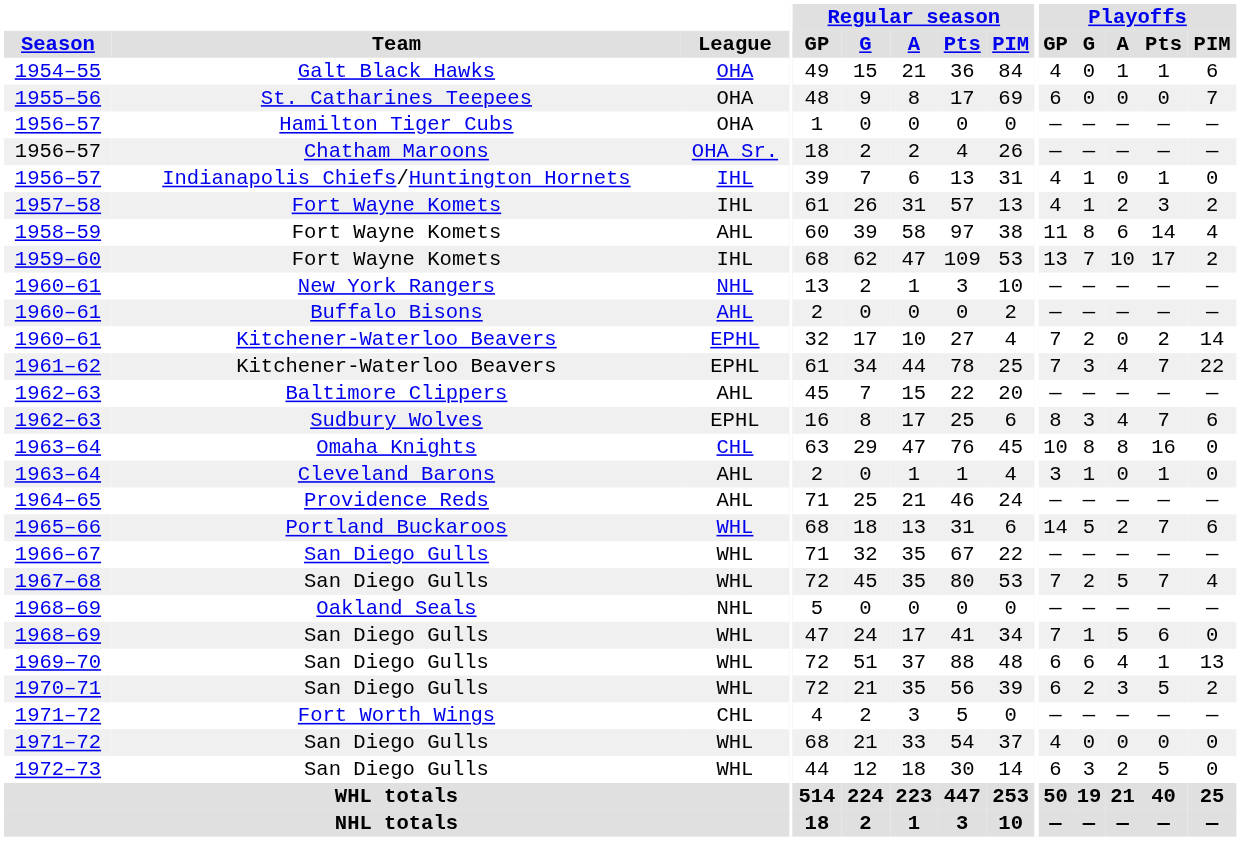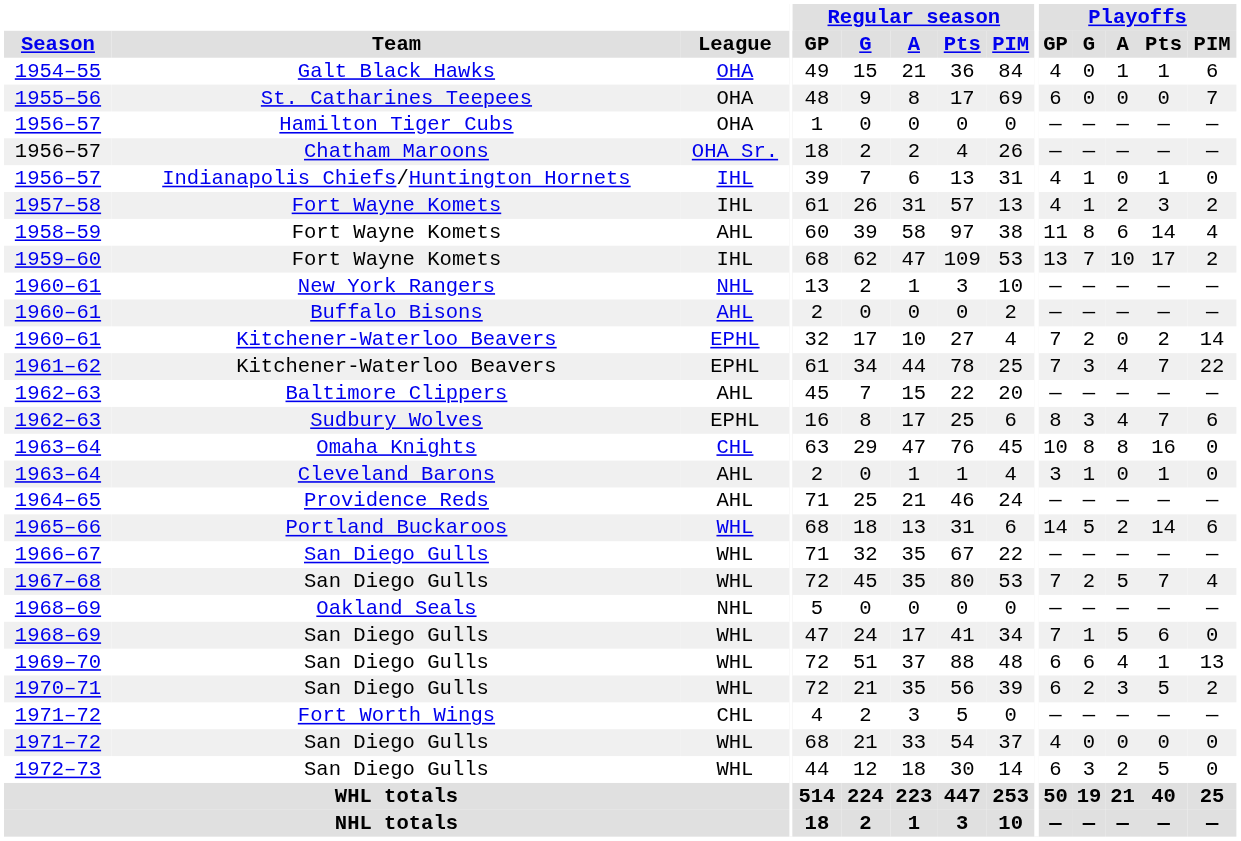(1164, 528) 7 -> (1164, 528) 14
